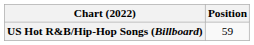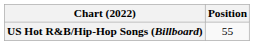(227, 31) 59 -> (227, 31) 55
